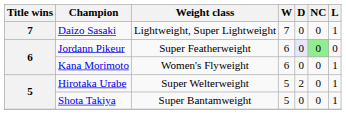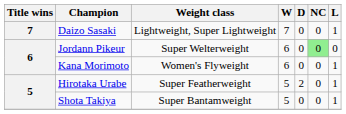(205, 48) Super Featherweight -> (205, 48) Super Welterweight
(301, 48) lavender background -> (301, 48) no background
(205, 83) Super Welterweight -> (205, 83) Super Featherweight
